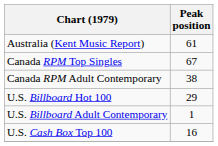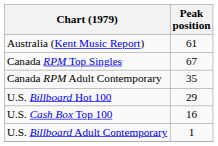(192, 79) 38 -> (192, 79) 35
rows swapped: (87, 114) <-> (60, 132)
